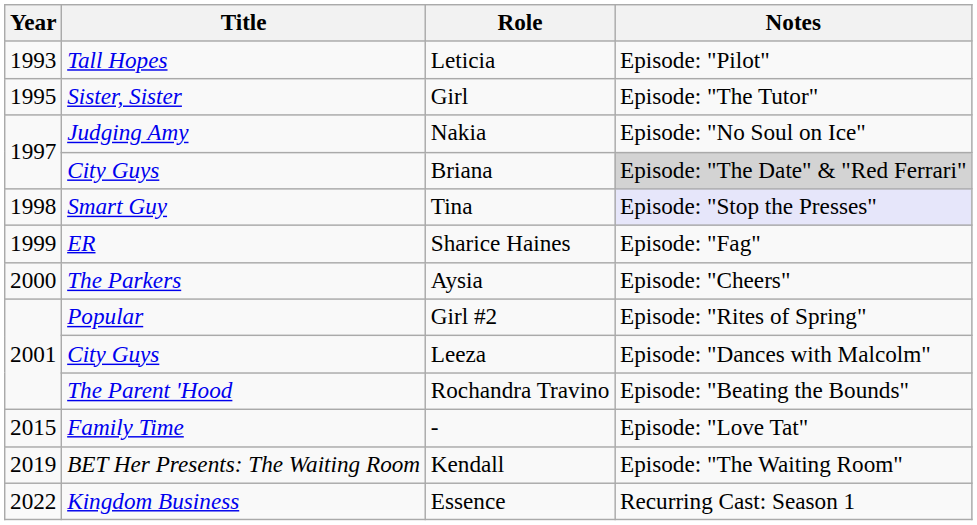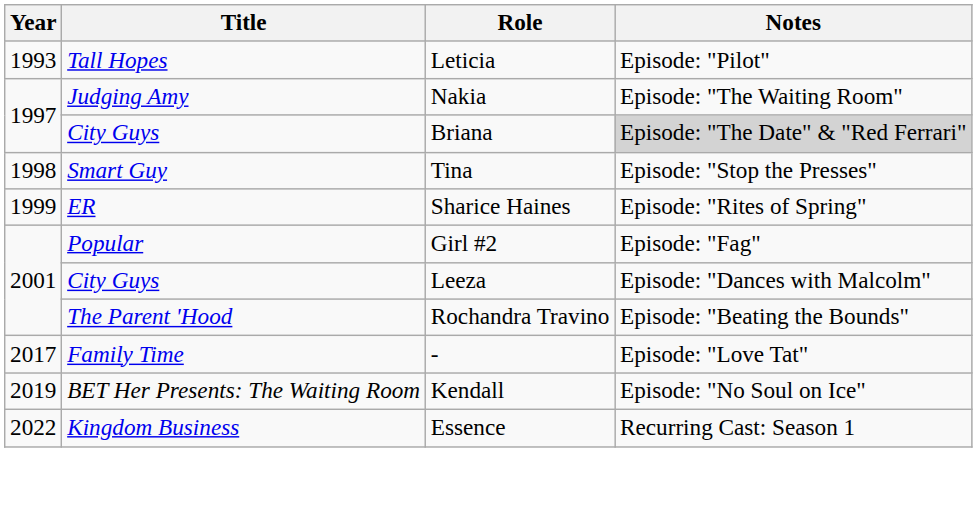- row: (449, 96)
(743, 133) Episode: "No Soul on Ice" -> (761, 96) Episode: "The Waiting Room"
(748, 206) lavender background -> (748, 170) no background
(690, 243) Episode: "Fag" -> (743, 206) Episode: "Rites of Spring"
- row: (457, 280)
(743, 317) Episode: "Rites of Spring" -> (690, 243) Episode: "Fag"
(33, 427) 2015 -> (33, 354) 2017
(761, 464) Episode: "The Waiting Room" -> (743, 390) Episode: "No Soul on Ice"
